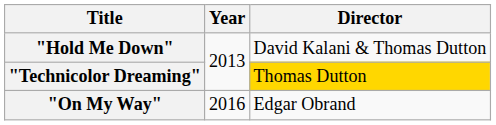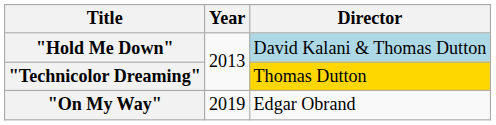(370, 47) no background -> (370, 47) lightblue background
(227, 104) 2016 -> (227, 104) 2019
